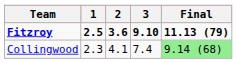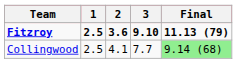(93, 49) 2.3 -> (93, 49) 2.5
(143, 49) 7.4 -> (143, 49) 7.7
